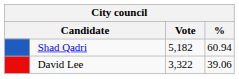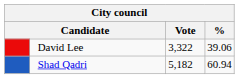rows swapped: (60, 47) <-> (58, 64)
